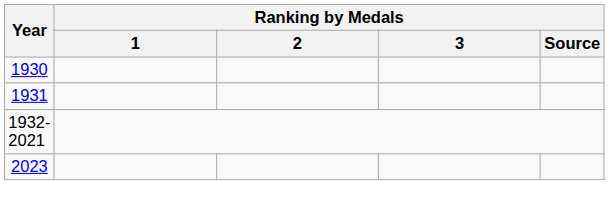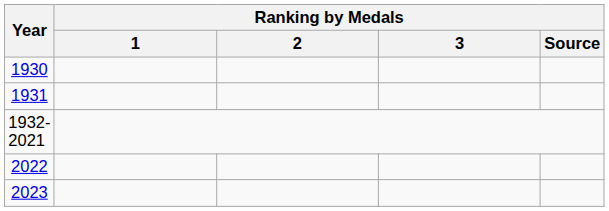+ row: (29, 166)
